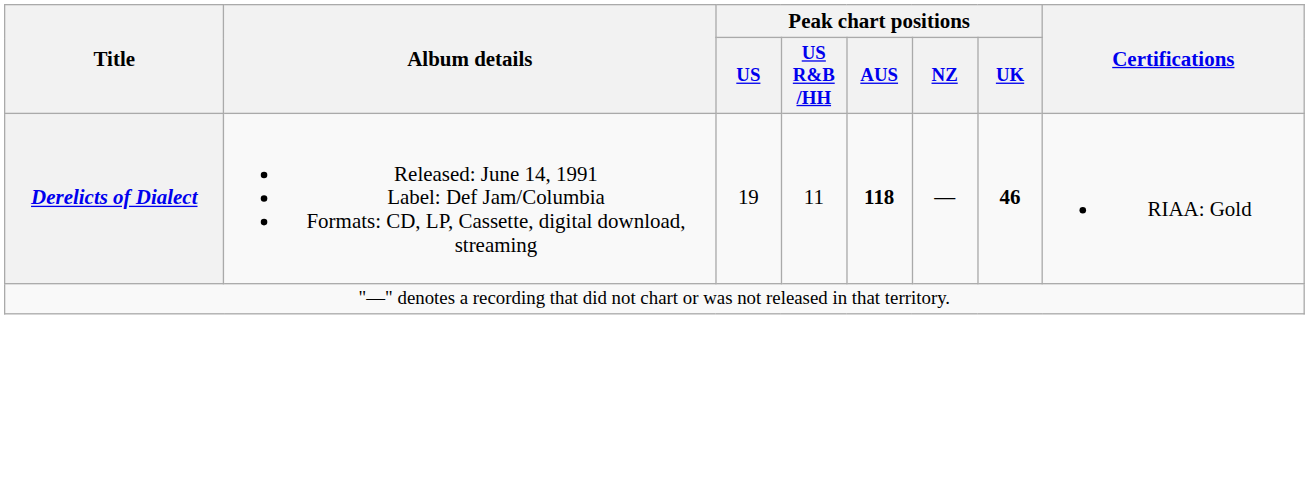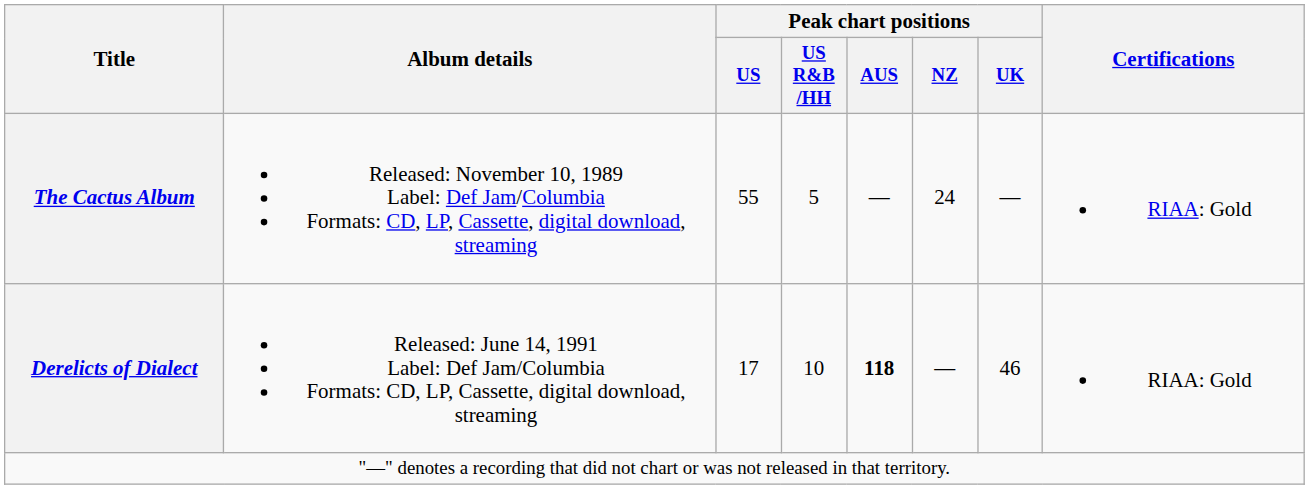+ row: (114, 198)
(748, 198) 19 -> (748, 367) 17
(814, 198) 11 -> (814, 367) 10
(1010, 198) bold -> (1010, 367) normal
